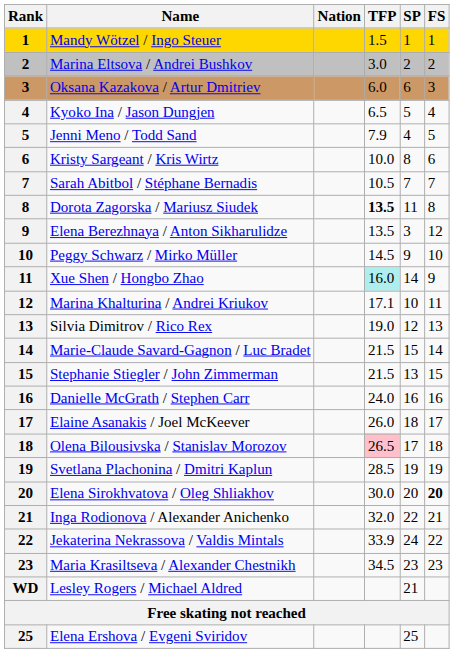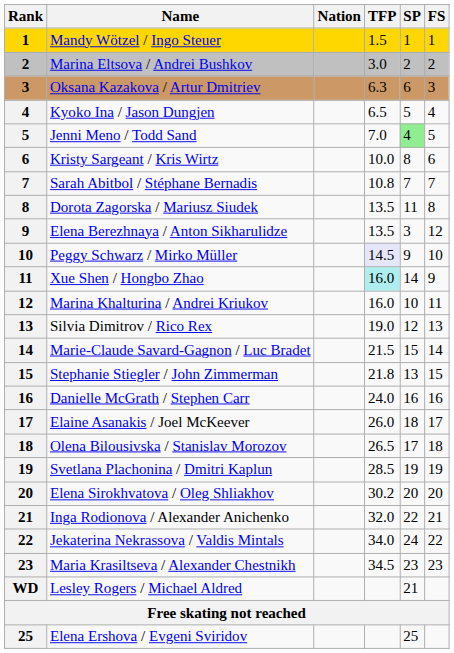(377, 87) 6.0 -> (377, 87) 6.3
(377, 135) 7.9 -> (377, 135) 7.0
(407, 135) no background -> (407, 135) lightgreen background
(381, 183) 10.5 -> (381, 183) 10.8
(381, 207) bold -> (381, 207) normal
(381, 254) no background -> (381, 254) lavender background
(381, 302) 17.1 -> (381, 302) 16.0
(381, 374) 21.5 -> (381, 374) 21.8
(381, 445) pink background -> (381, 445) no background
(381, 493) 30.0 -> (381, 493) 30.2
(435, 493) bold -> (435, 493) normal
(381, 541) 33.9 -> (381, 541) 34.0
